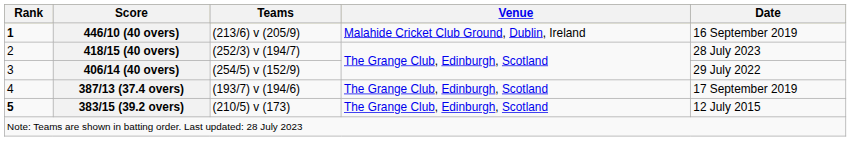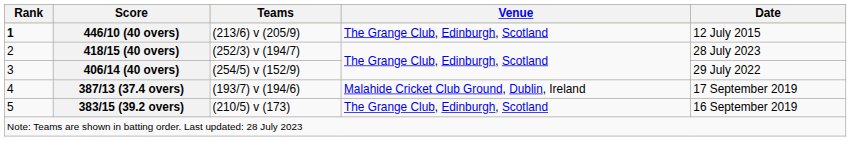(465, 32) Malahide Cricket Club Ground, Dublin, Ireland -> (446, 32) The Grange Club, Edinburgh, Scotland
(745, 32) 16 September 2019 -> (727, 32) 12 July 2015
(446, 88) The Grange Club, Edinburgh, Scotland -> (465, 88) Malahide Cricket Club Ground, Dublin, Ireland
(10, 107) bold -> (10, 107) normal
(727, 107) 12 July 2015 -> (745, 107) 16 September 2019
